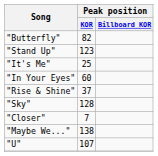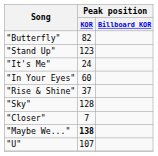(87, 64) 25 -> (87, 64) 24
(87, 131) normal -> (87, 131) bold
